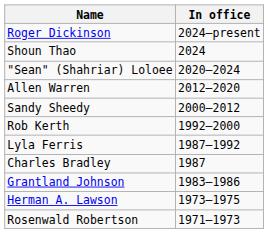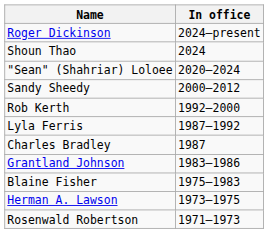- row: (49, 89)
+ row: (52, 182)
